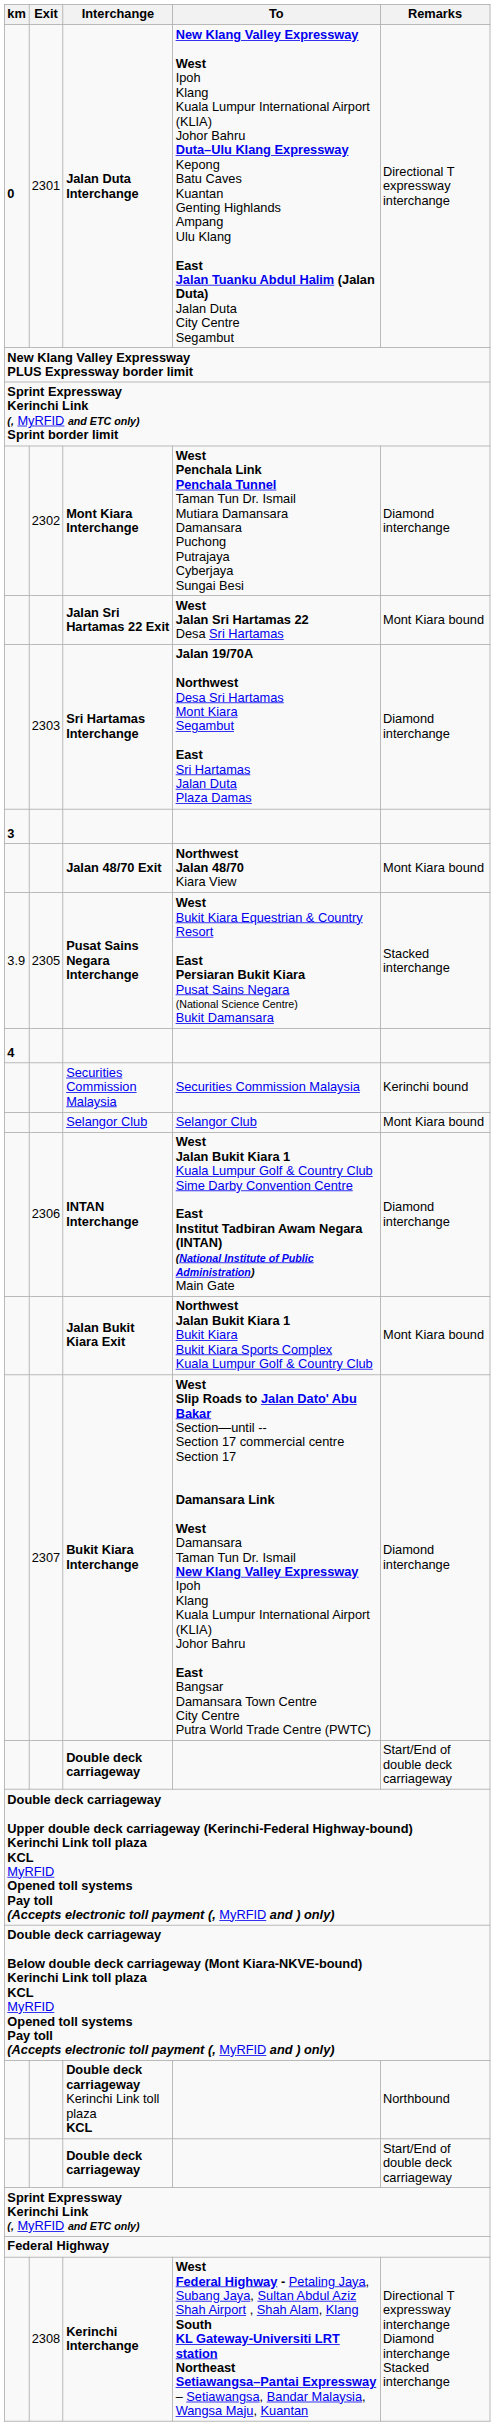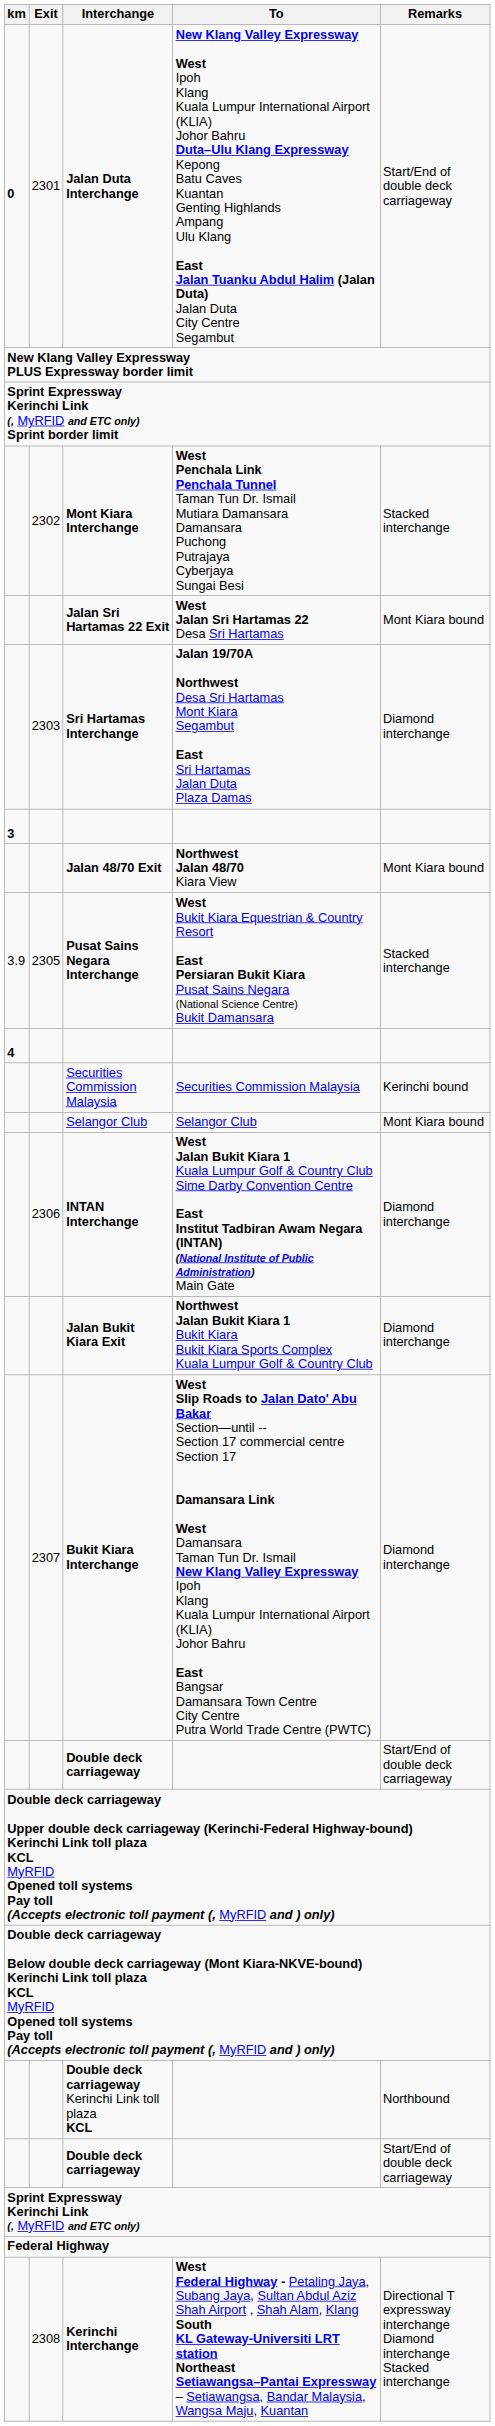(419, 186) Directional T expressway interchange -> (417, 186) Start/End of double deck carriageway
(416, 520) Diamond interchange -> (416, 520) Stacked interchange
(433, 1335) Mont Kiara bound -> (416, 1335) Diamond interchange
